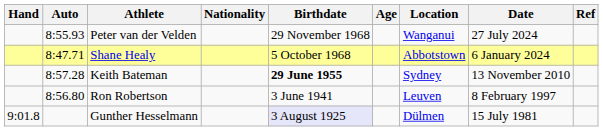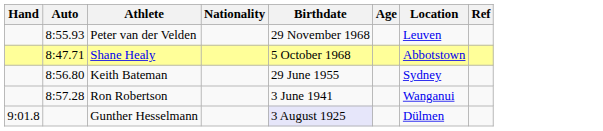- column: (521, 14)
(429, 34) Wanganui -> (422, 34) Leuven
(65, 75) 8:57.28 -> (65, 75) 8:56.80
(307, 75) bold -> (305, 75) normal
(65, 95) 8:56.80 -> (65, 95) 8:57.28
(422, 95) Leuven -> (429, 95) Wanganui
